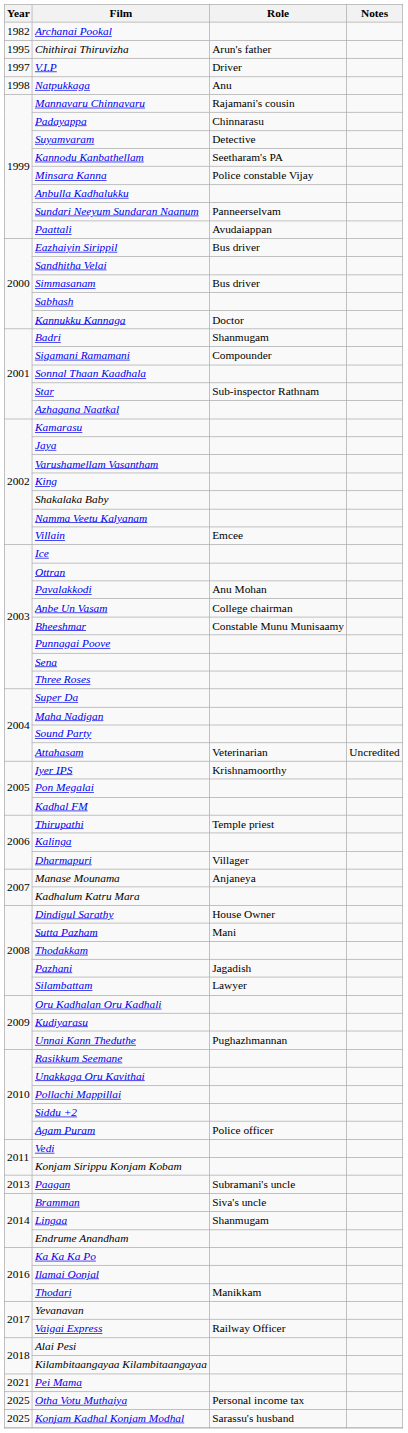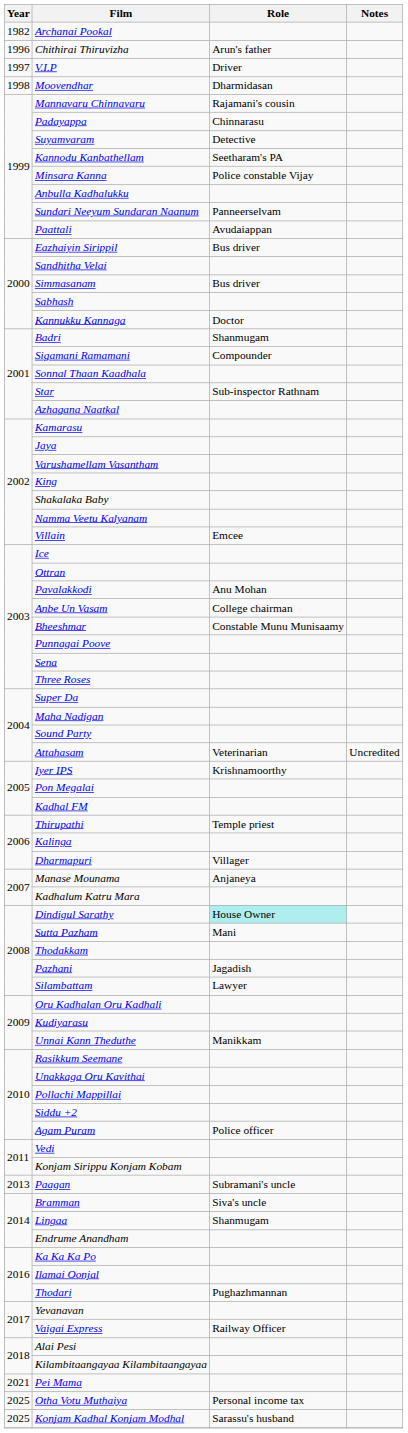(18, 49) 1995 -> (18, 49) 1996
+ row: (64, 85)
- row: (62, 85)
(244, 914) no background -> (244, 914) paleturquoise background
(250, 1040) Pughazhmannan -> (237, 1040) Manikkam
(237, 1292) Manikkam -> (250, 1292) Pughazhmannan
